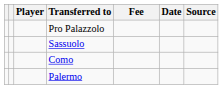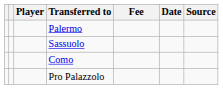rows swapped: (65, 76) <-> (76, 28)
